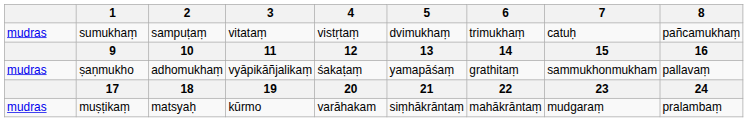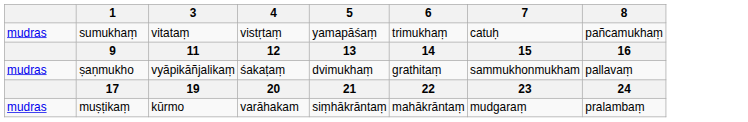- column: (187, 13)
(420, 32) dvimukhaṃ -> (345, 32) yamapāśaṃ
(422, 70) yamapāśaṃ -> (343, 70) dvimukhaṃ
